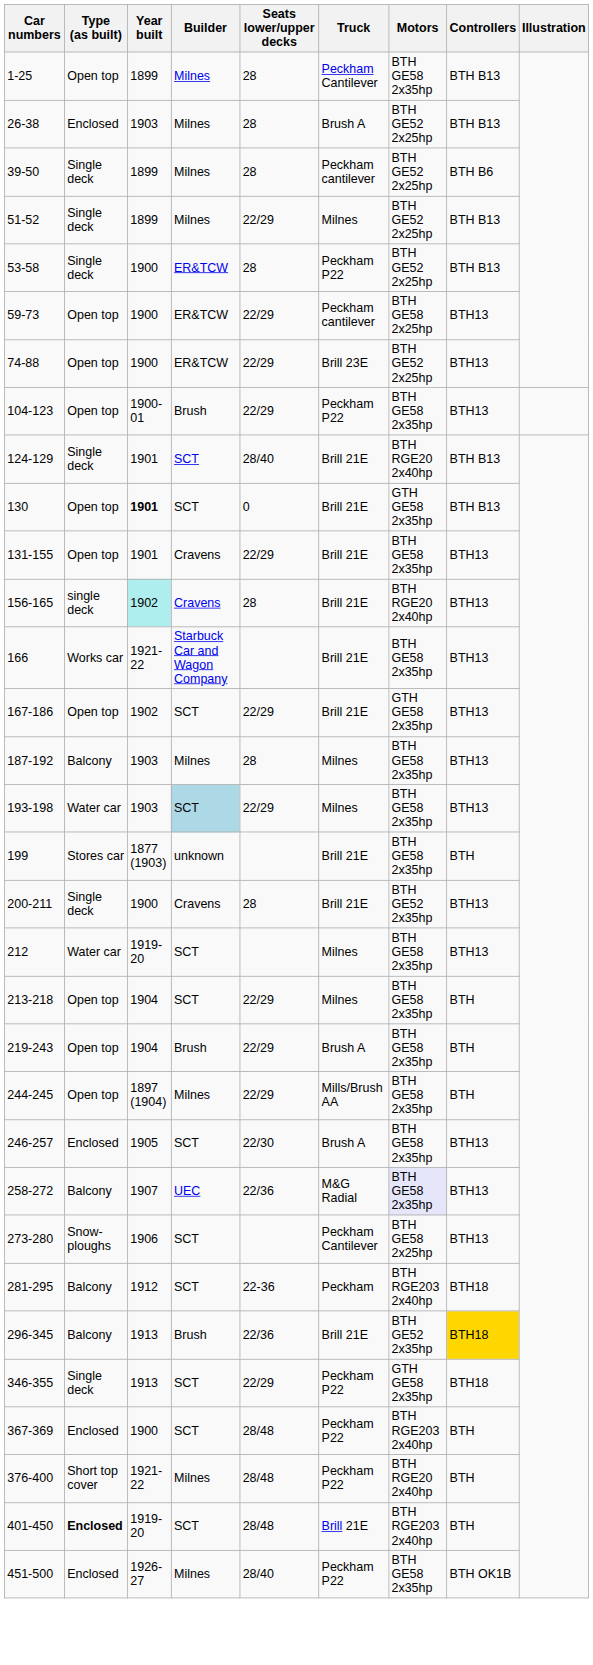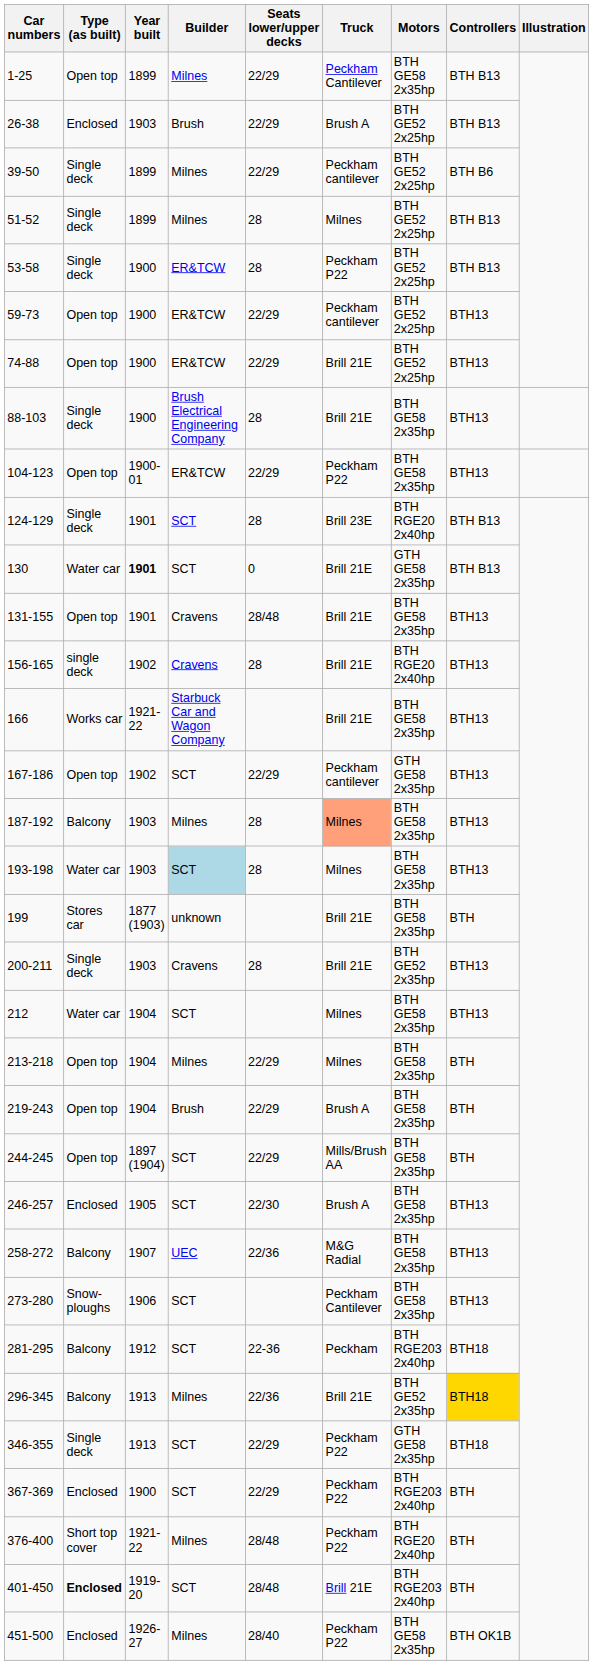(250, 76) 28 -> (264, 76) 22/29
(192, 124) Milnes -> (188, 124) Brush
(250, 124) 28 -> (264, 124) 22/29
(250, 172) 28 -> (264, 172) 22/29
(258, 219) 22/29 -> (255, 219) 28
(412, 315) BTH GE58 2x25hp -> (414, 315) BTH GE52 2x25hp
(345, 363) Brill 23E -> (349, 363) Brill 21E
+ row: (27, 418)
(190, 411) Brush -> (198, 473) ER&TCW
(258, 459) 28/40 -> (255, 521) 28
(345, 459) Brill 21E -> (349, 521) Brill 23E
(93, 507) Open top -> (93, 569) Water car
(258, 555) 22/29 -> (264, 616) 28/48
(144, 602) paleturquoise background -> (142, 664) no background
(345, 712) Brill 21E -> (352, 774) Peckham cantilever
(340, 760) no background -> (344, 822) lightsalmon background
(258, 808) 22/29 -> (255, 870) 28
(144, 904) 1900 -> (142, 966) 1903
(146, 952) 1919-20 -> (142, 1013) 1904
(187, 999) SCT -> (189, 1061) Milnes
(192, 1095) Milnes -> (184, 1157) SCT
(412, 1191) lavender background -> (414, 1253) no background
(412, 1239) BTH GE58 2x25hp -> (414, 1301) BTH GE58 2x35hp
(190, 1335) Brush -> (189, 1396) Milnes
(258, 1430) 28/48 -> (264, 1492) 22/29
